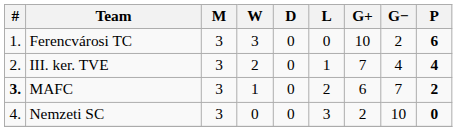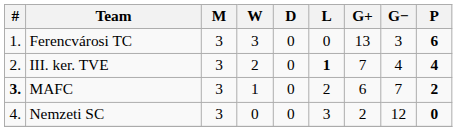(362, 41) 10 -> (362, 41) 13
(398, 41) 2 -> (398, 41) 3
(327, 65) normal -> (327, 65) bold
(398, 114) 10 -> (398, 114) 12
